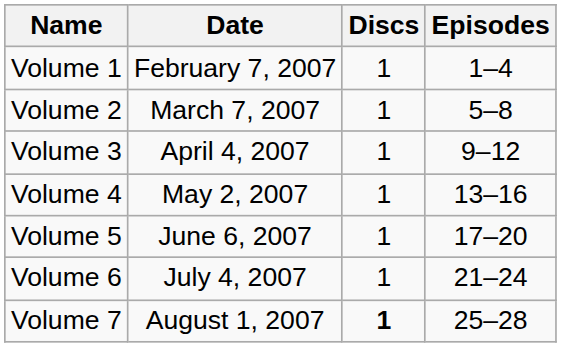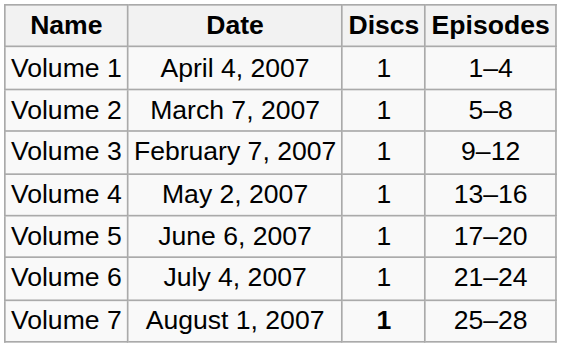(235, 67) February 7, 2007 -> (235, 67) April 4, 2007
(235, 151) April 4, 2007 -> (235, 151) February 7, 2007
